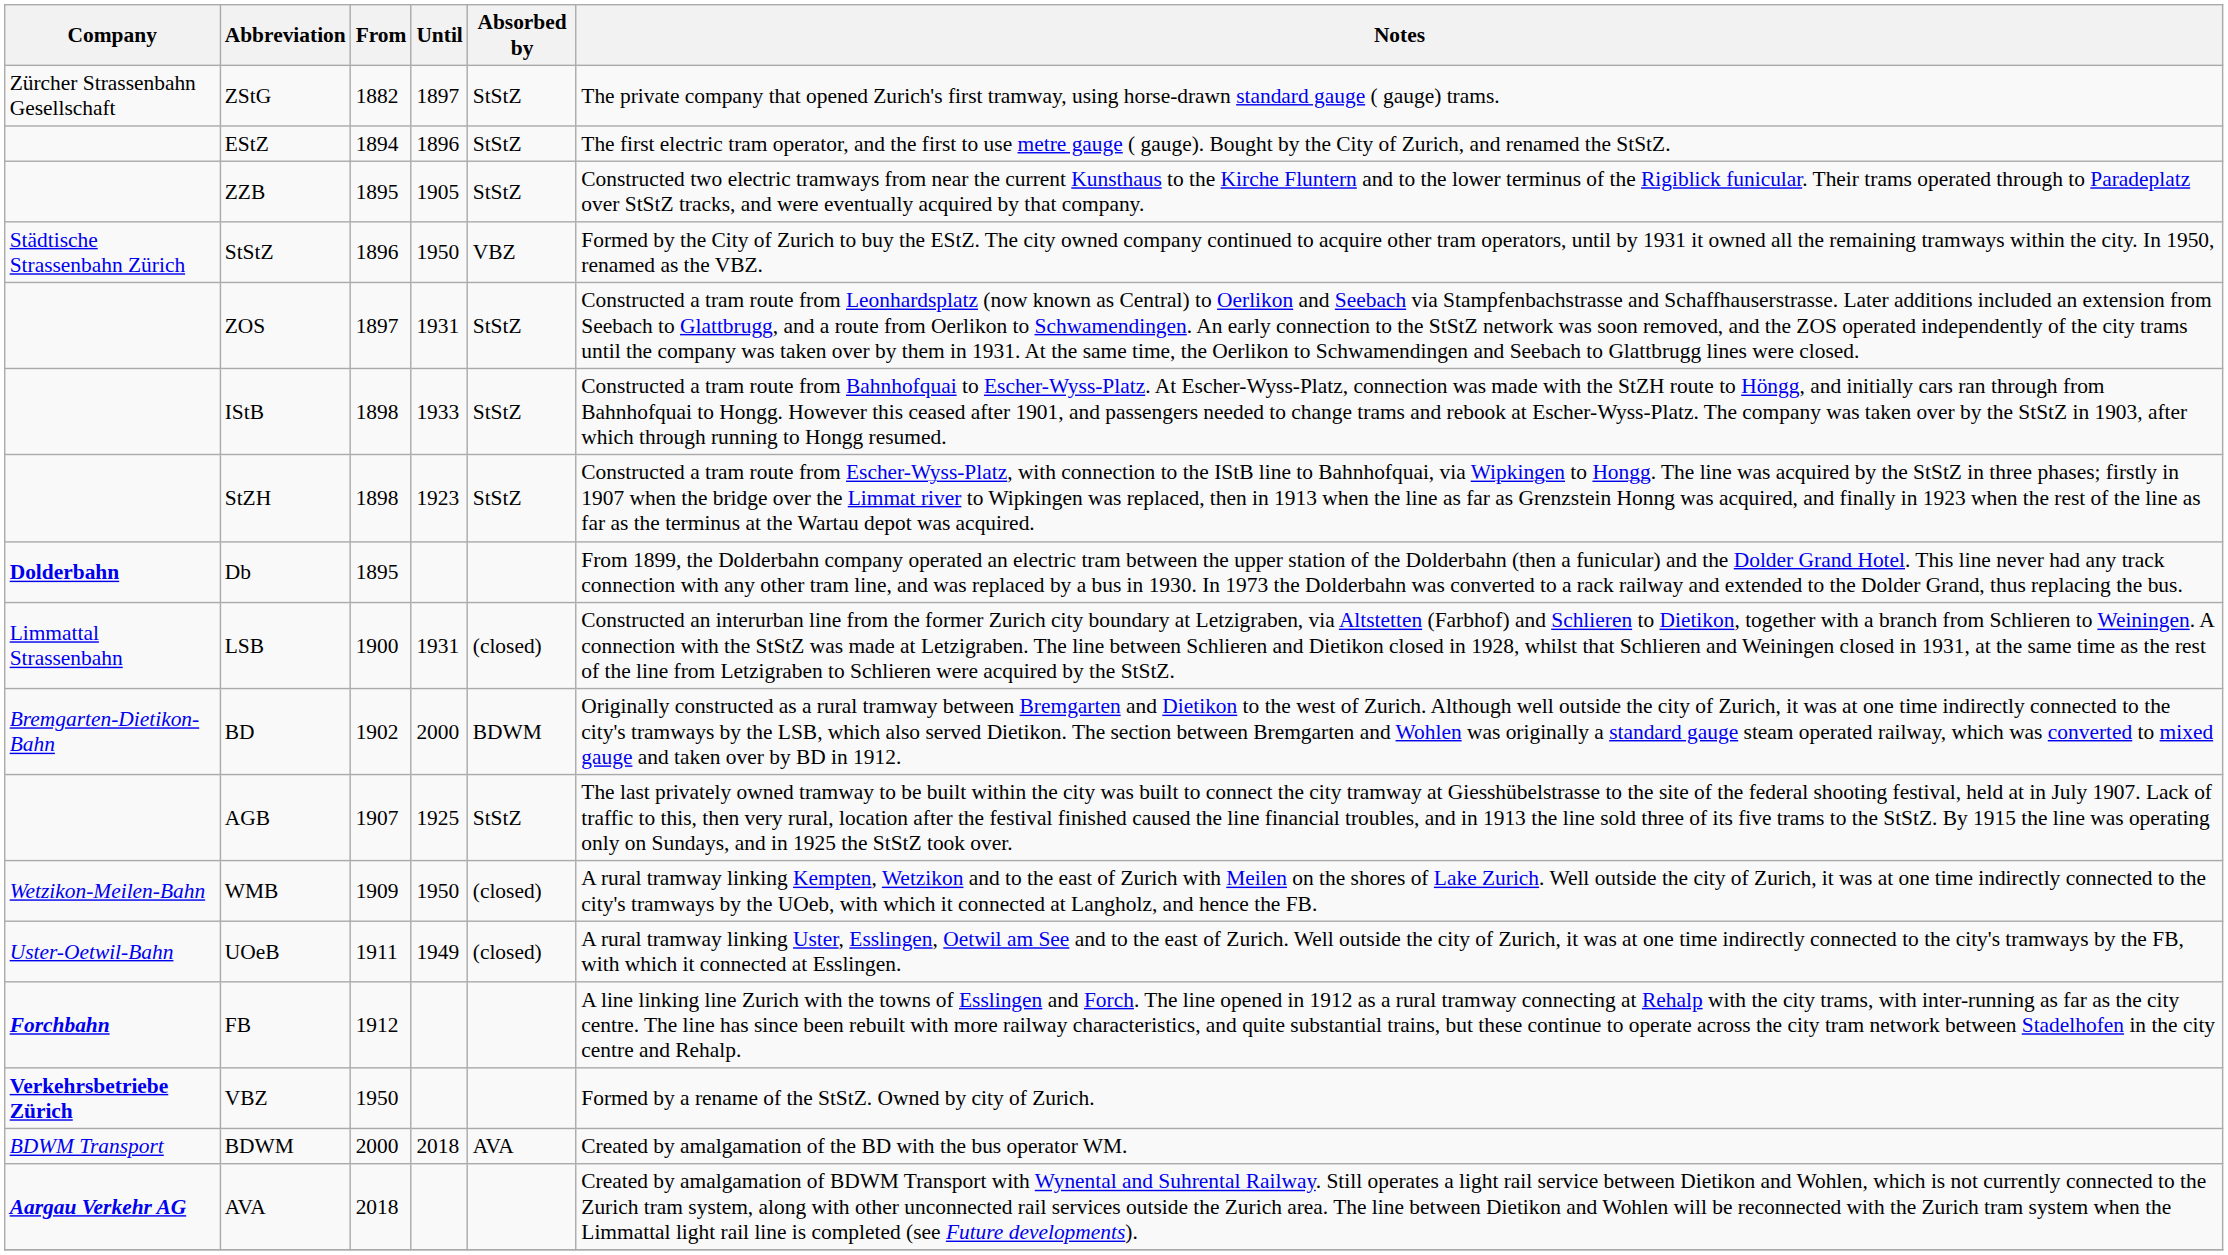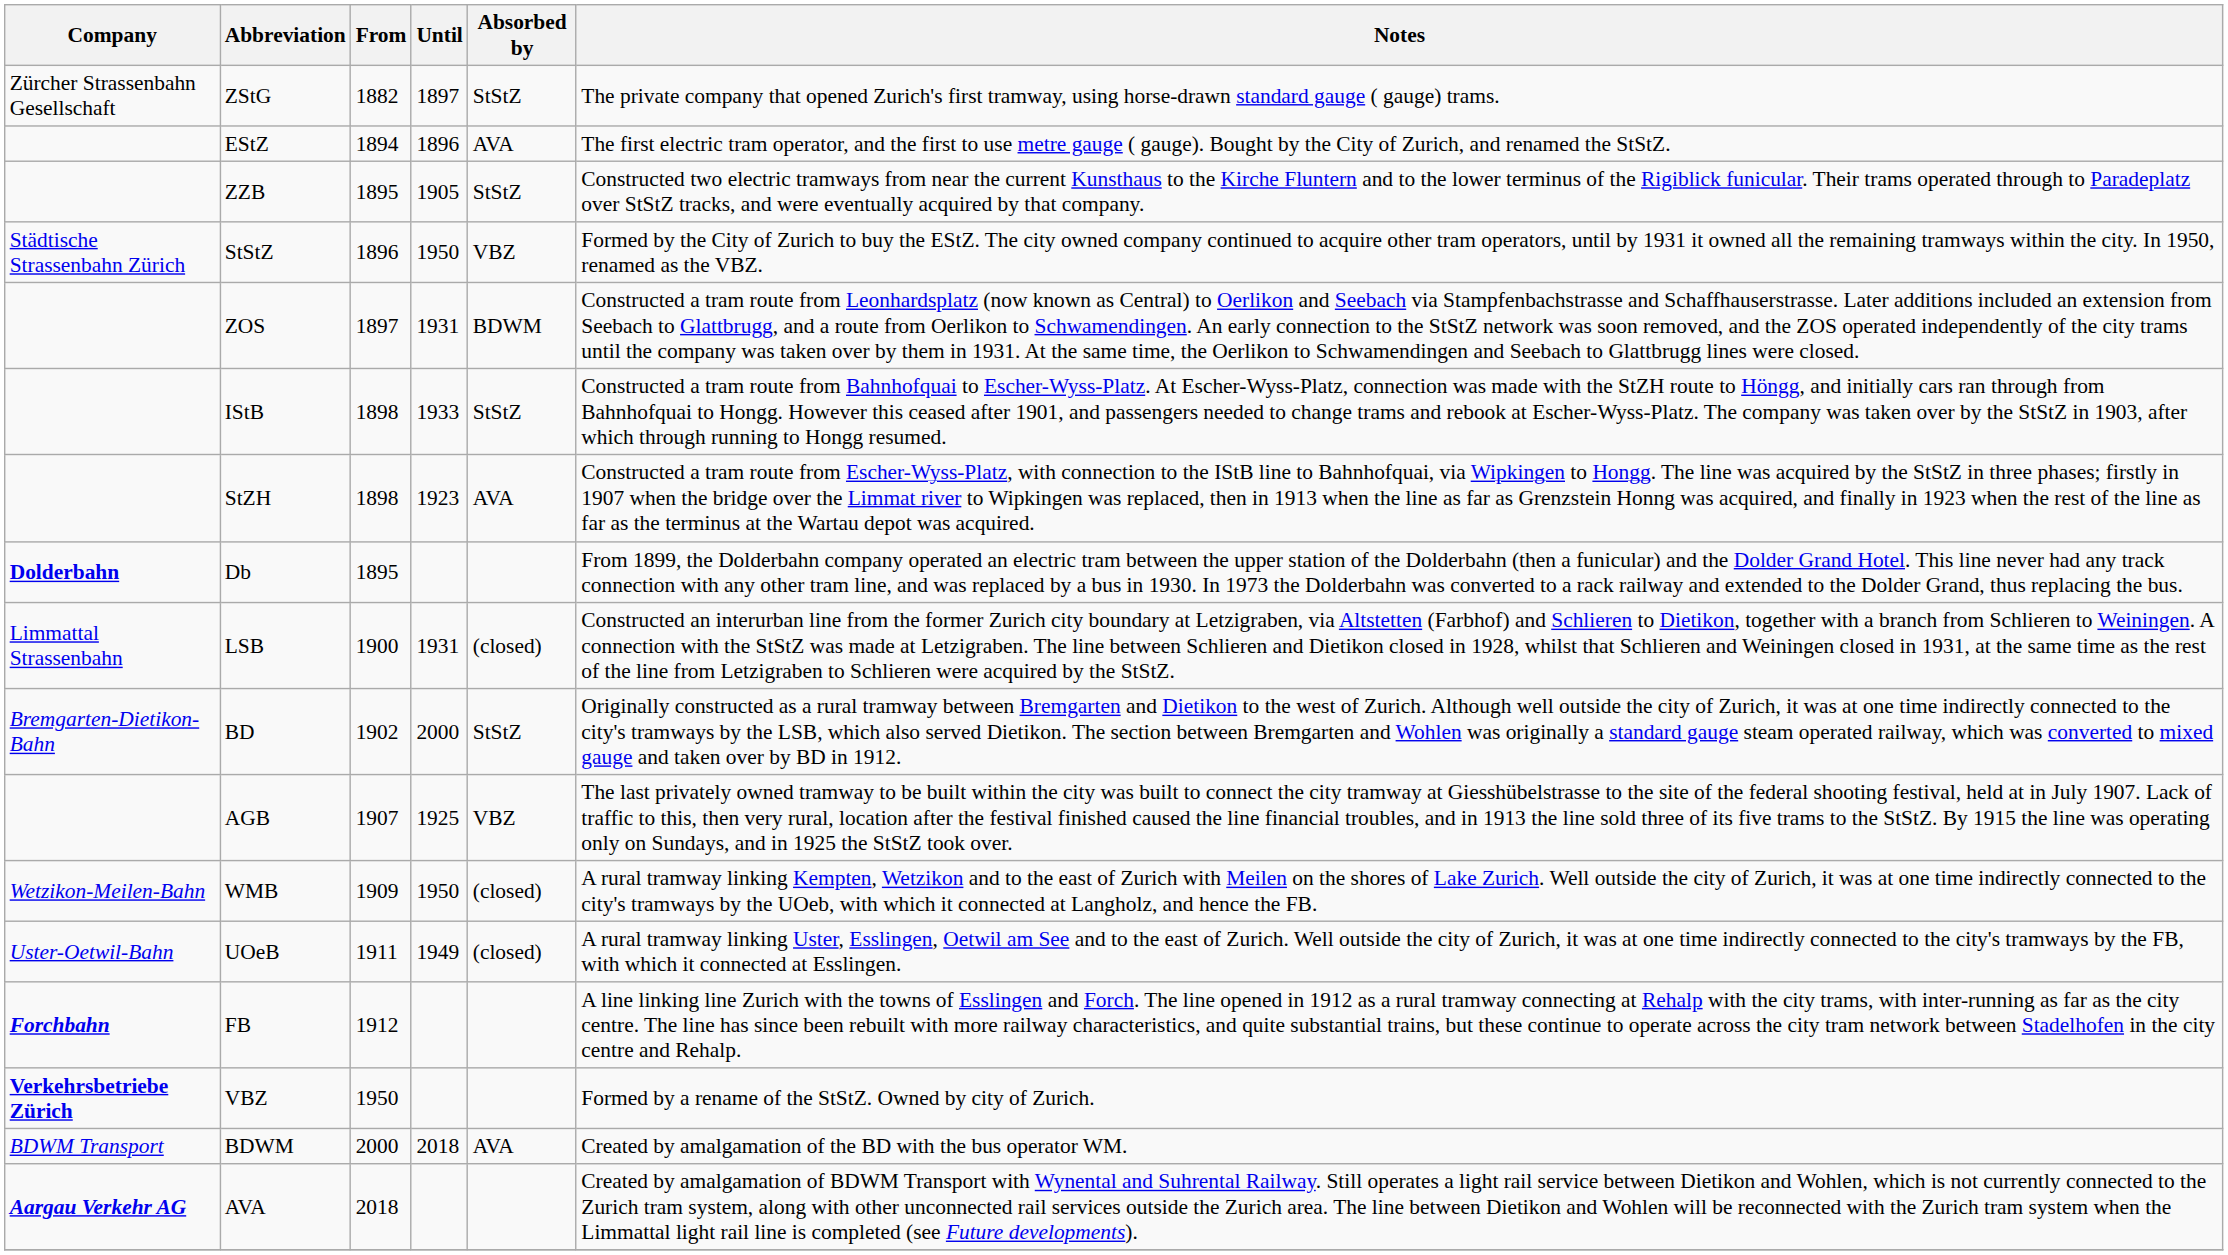(497, 143) StStZ -> (493, 143) AVA
(497, 325) StStZ -> (507, 325) BDWM
(497, 498) StStZ -> (493, 498) AVA
(507, 731) BDWM -> (497, 731) StStZ
(497, 817) StStZ -> (494, 817) VBZ
